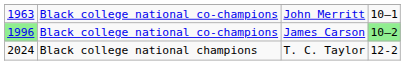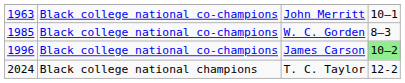+ row: (324, 32)
(21, 32) lightgreen background -> (21, 51) no background
